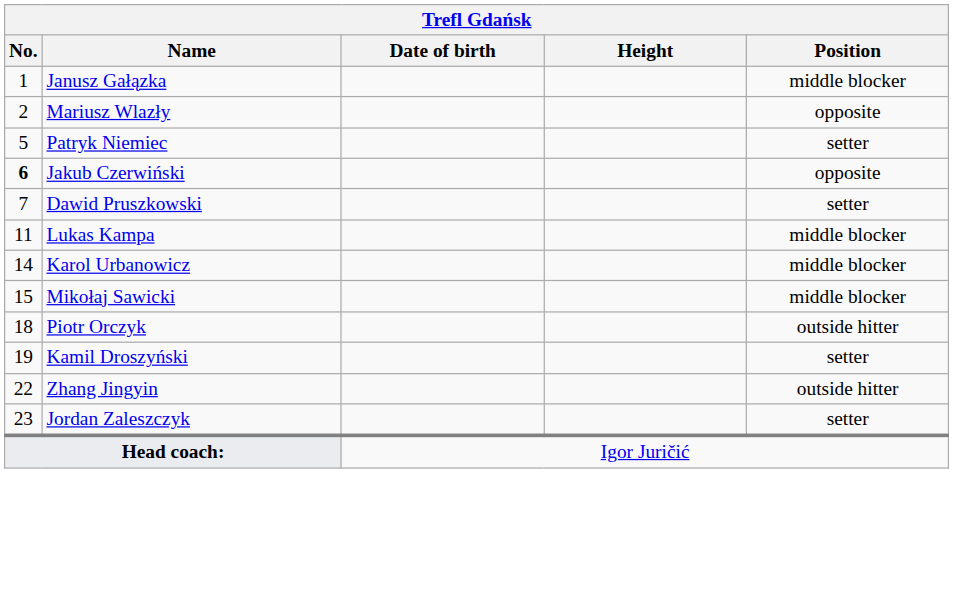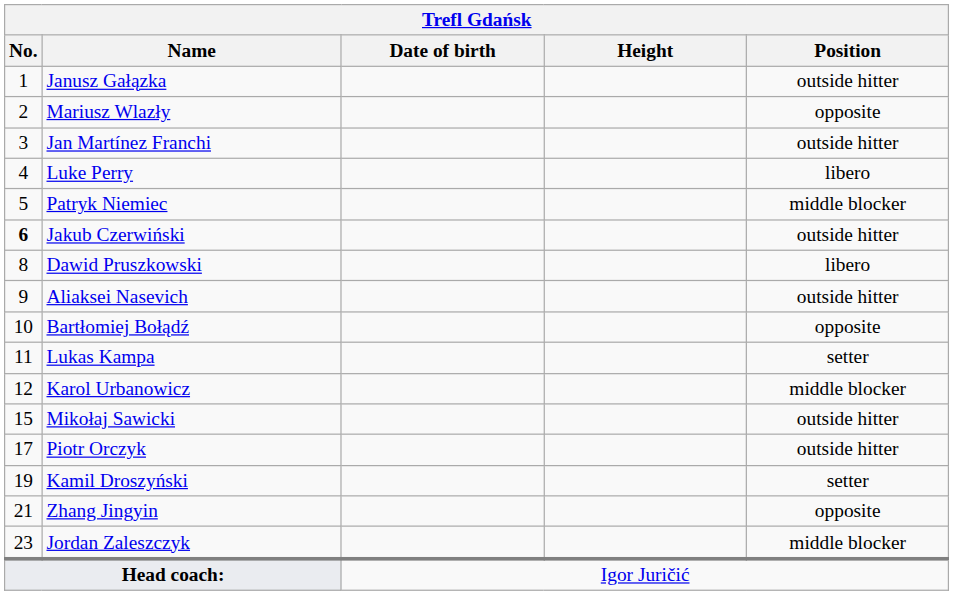(848, 81) middle blocker -> (848, 81) outside hitter
+ row: (129, 142)
+ row: (90, 173)
(848, 142) setter -> (848, 204) middle blocker
(848, 173) opposite -> (848, 234) outside hitter
(23, 204) 7 -> (23, 265) 8
(848, 204) setter -> (848, 265) libero
+ row: (117, 296)
+ row: (118, 326)
(848, 234) middle blocker -> (848, 357) setter
(23, 265) 14 -> (23, 388) 12
(848, 296) middle blocker -> (848, 419) outside hitter
(23, 326) 18 -> (23, 449) 17
(23, 388) 22 -> (23, 511) 21
(848, 388) outside hitter -> (848, 511) opposite
(848, 419) setter -> (848, 541) middle blocker
